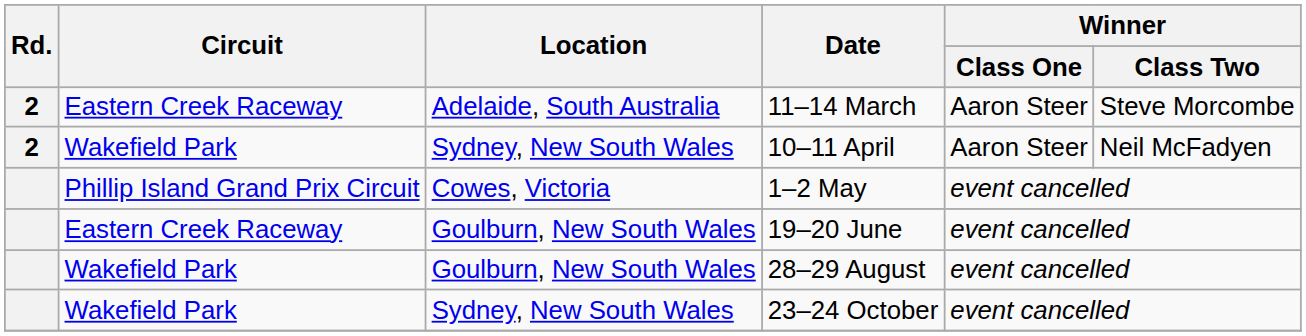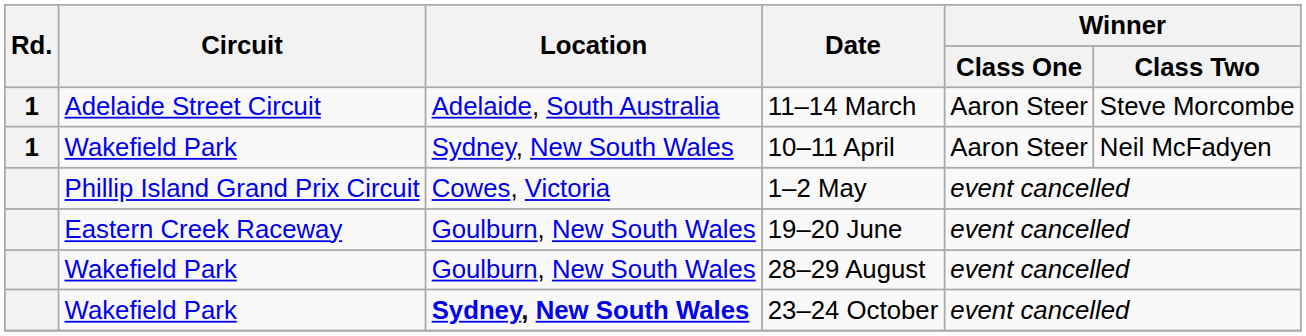(32, 107) 2 -> (32, 107) 1
(203, 107) Eastern Creek Raceway -> (193, 107) Adelaide Street Circuit
(32, 148) 2 -> (32, 148) 1
(583, 311) normal -> (591, 311) bold
